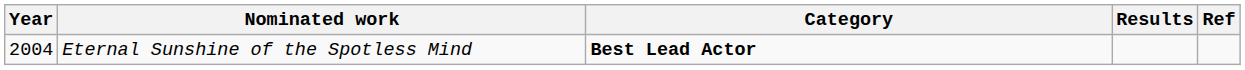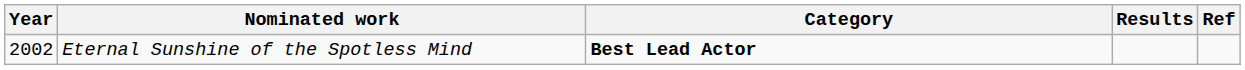(31, 50) 2004 -> (31, 50) 2002
